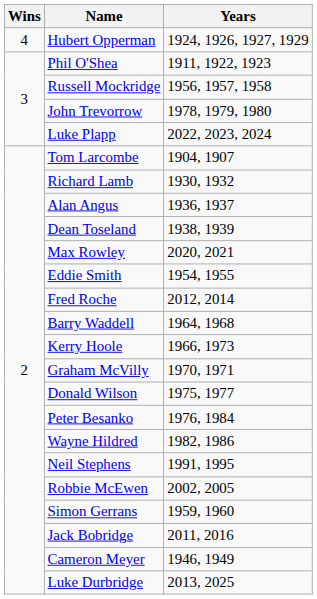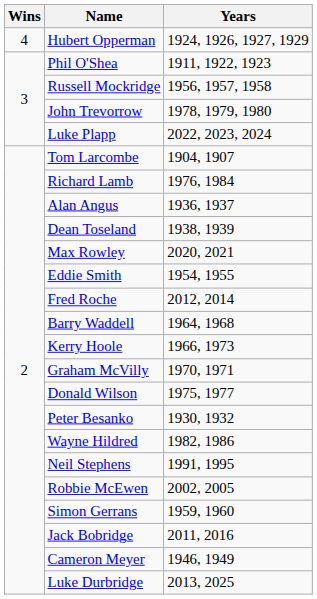(201, 181) 1930, 1932 -> (201, 181) 1976, 1984
(201, 417) 1976, 1984 -> (201, 417) 1930, 1932
